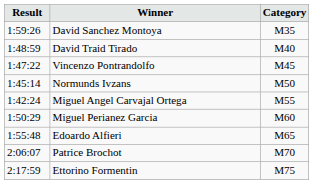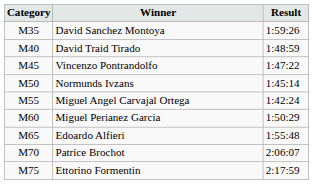columns swapped: (285, 13) <-> (27, 13)
